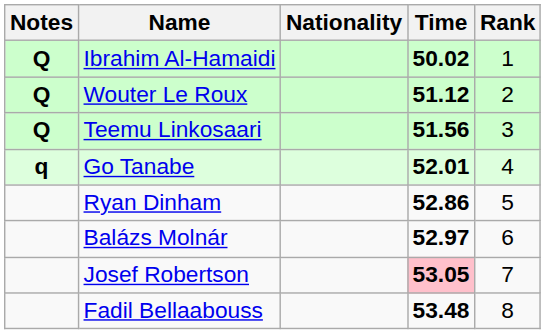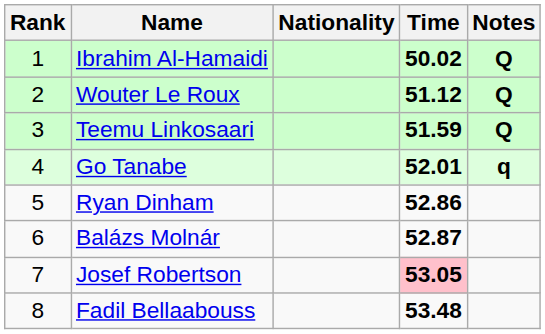columns swapped: (508, 22) <-> (42, 22)
(441, 130) 51.56 -> (433, 130) 51.59
(441, 238) 52.97 -> (433, 238) 52.87
